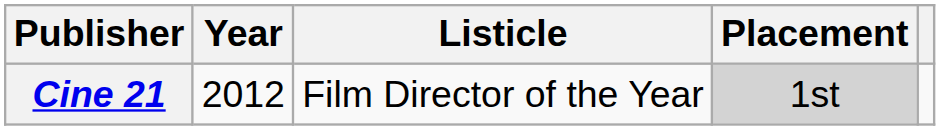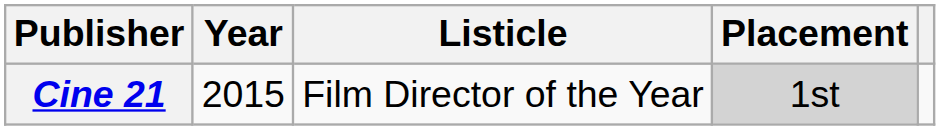(243, 93) 2012 -> (243, 93) 2015
